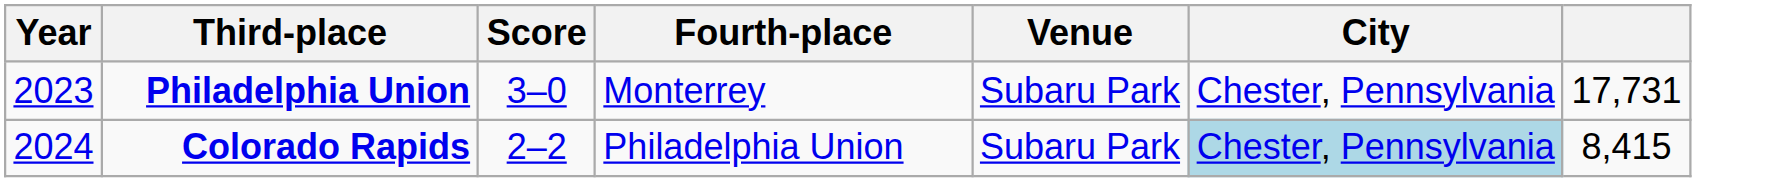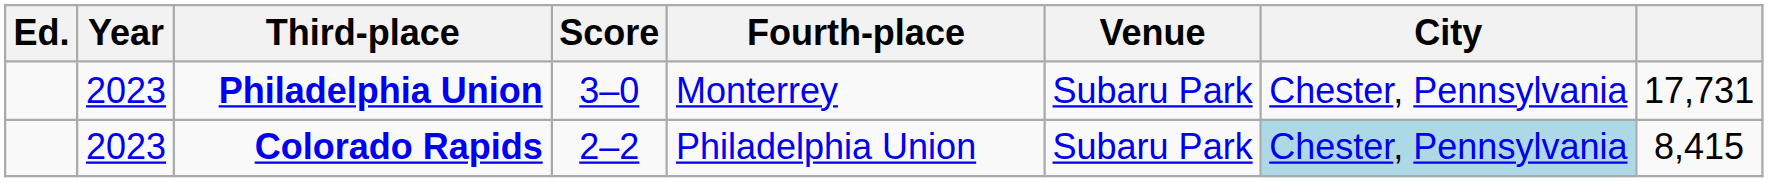+ column: (41, 33)
(53, 147) 2024 -> (126, 147) 2023
